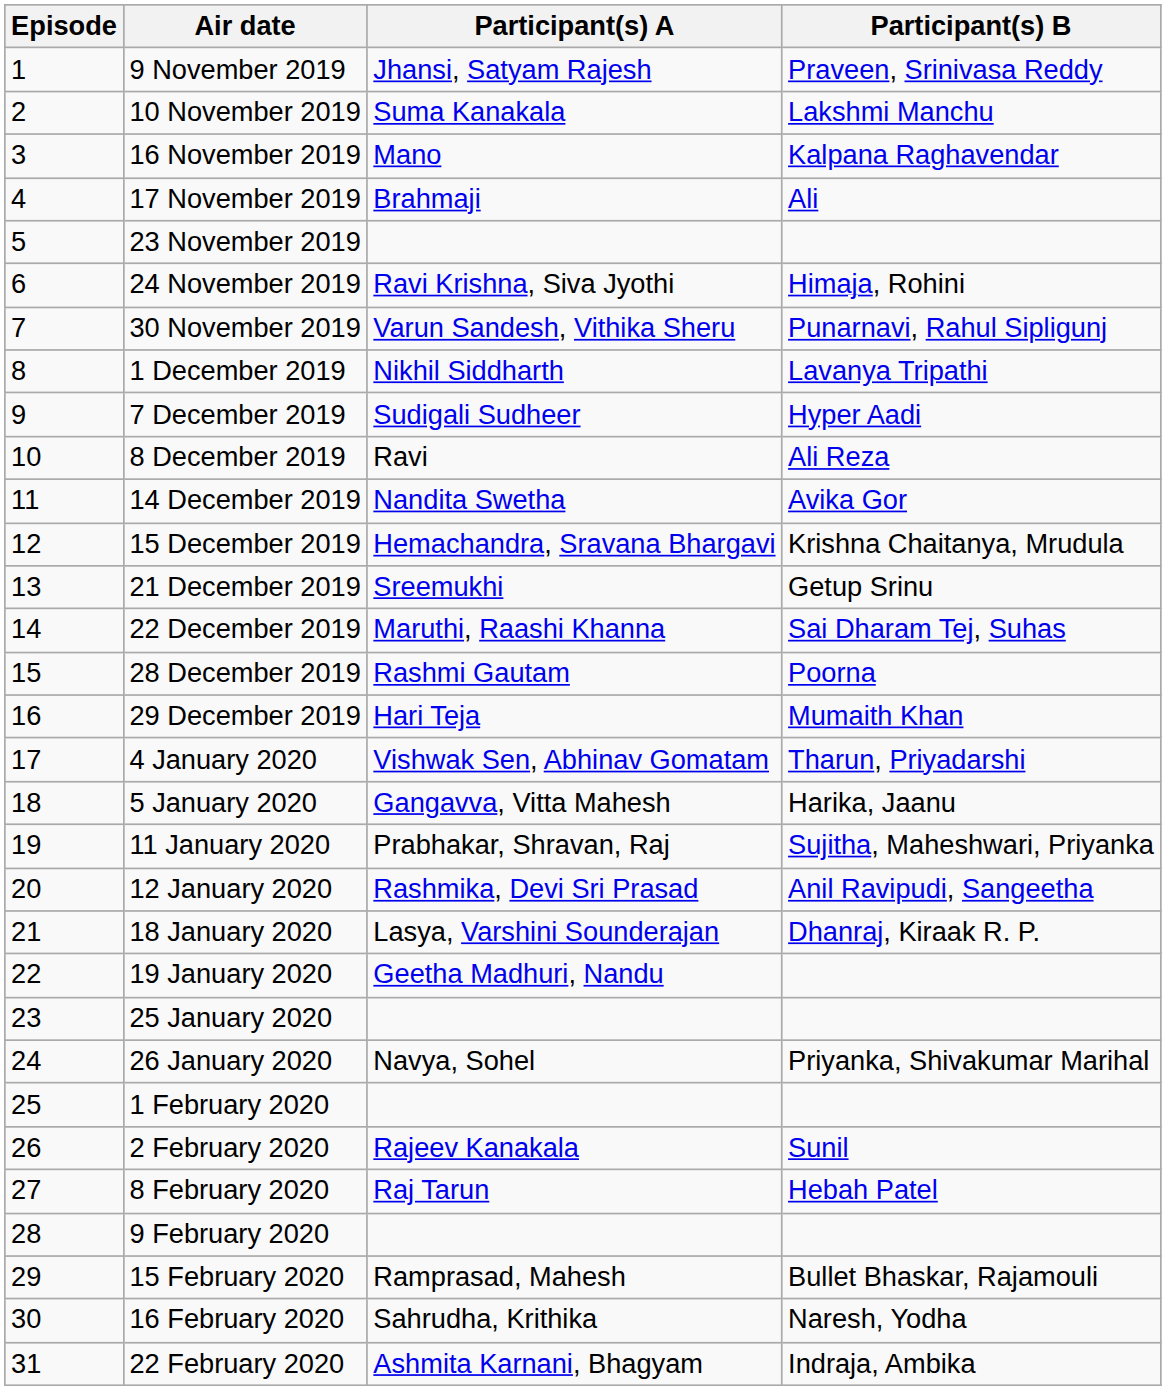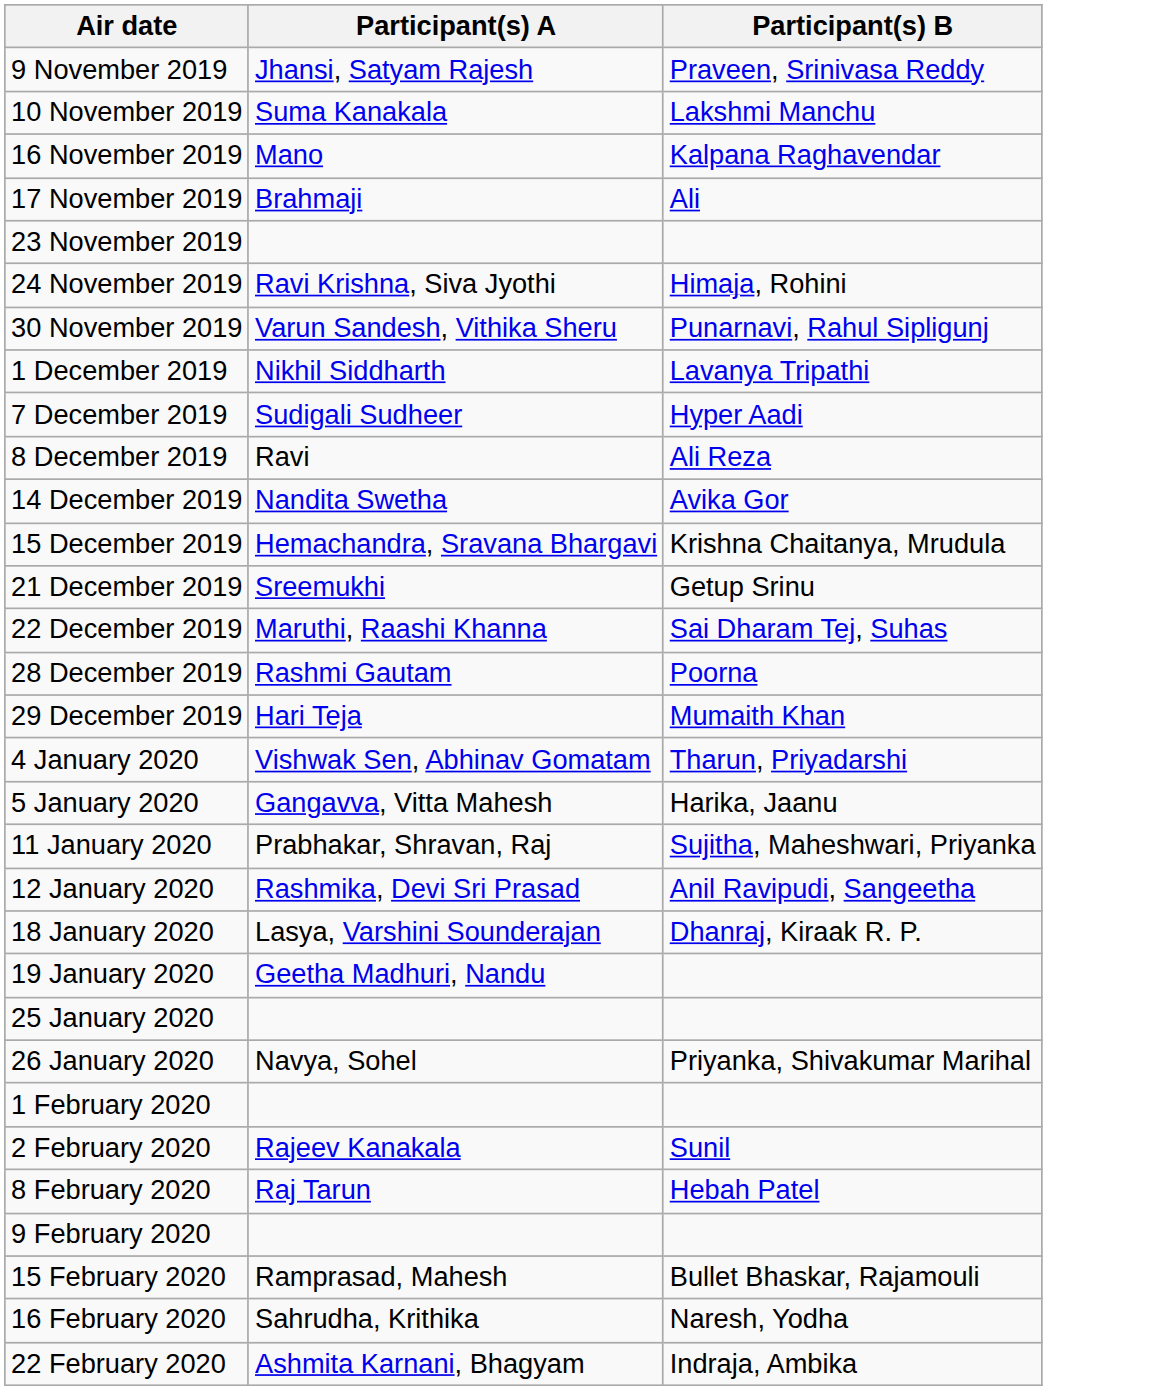- column: (64, 26)
